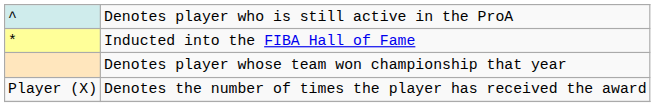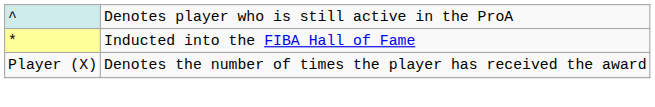- row: (335, 65)
